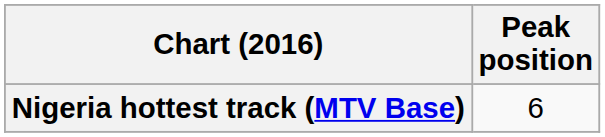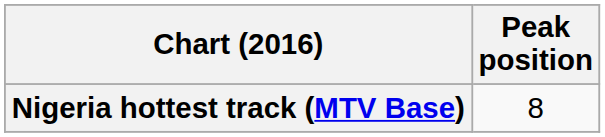(536, 107) 6 -> (536, 107) 8
